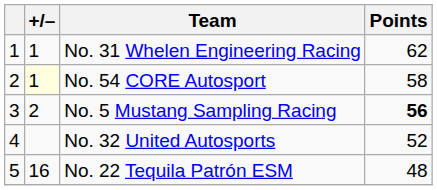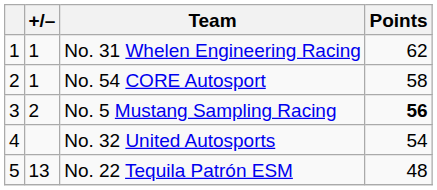(34, 80) lightyellow background -> (34, 80) no background
(417, 140) 52 -> (417, 140) 54
(39, 170) 16 -> (39, 170) 13
